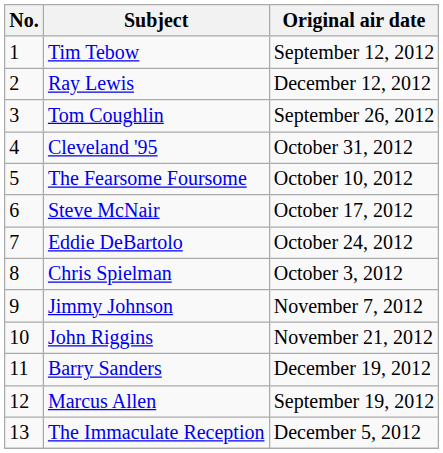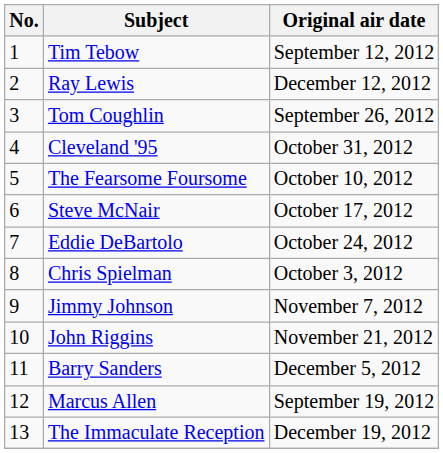(352, 369) December 19, 2012 -> (347, 369) December 5, 2012
(347, 432) December 5, 2012 -> (352, 432) December 19, 2012
